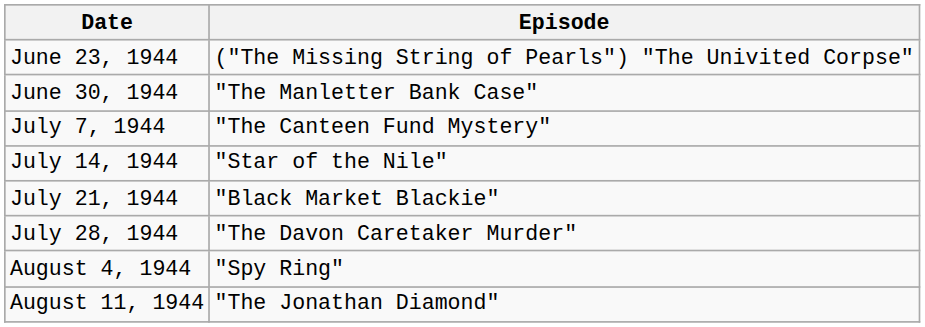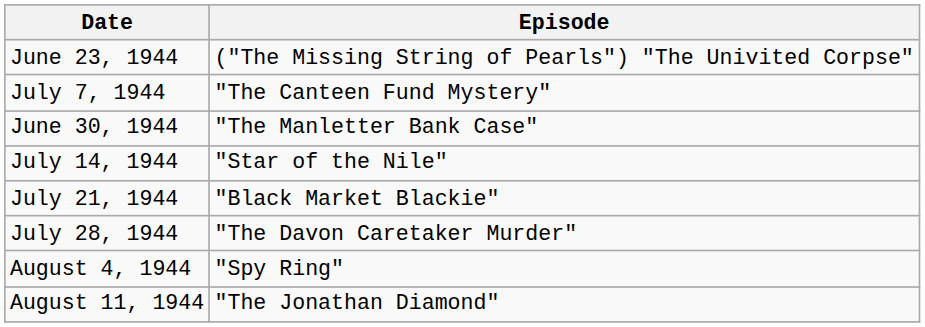rows swapped: (94, 93) <-> (88, 128)
